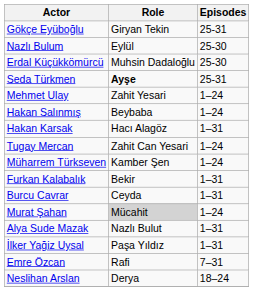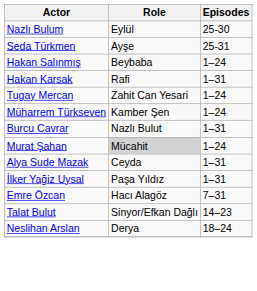- row: (45, 29)
- row: (55, 63)
(123, 79) bold -> (123, 46) normal
- row: (38, 96)
(139, 129) Hacı Alagöz -> (120, 79) Rafi
- row: (46, 179)
(126, 195) Ceyda -> (136, 129) Nazlı Bulut
(136, 229) Nazlı Bulut -> (126, 162) Ceyda
(120, 262) Rafi -> (139, 195) Hacı Alagöz
+ row: (31, 212)
